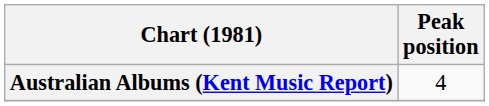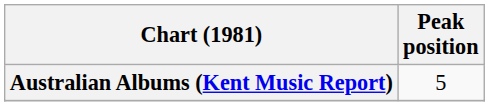(441, 82) 4 -> (441, 82) 5
